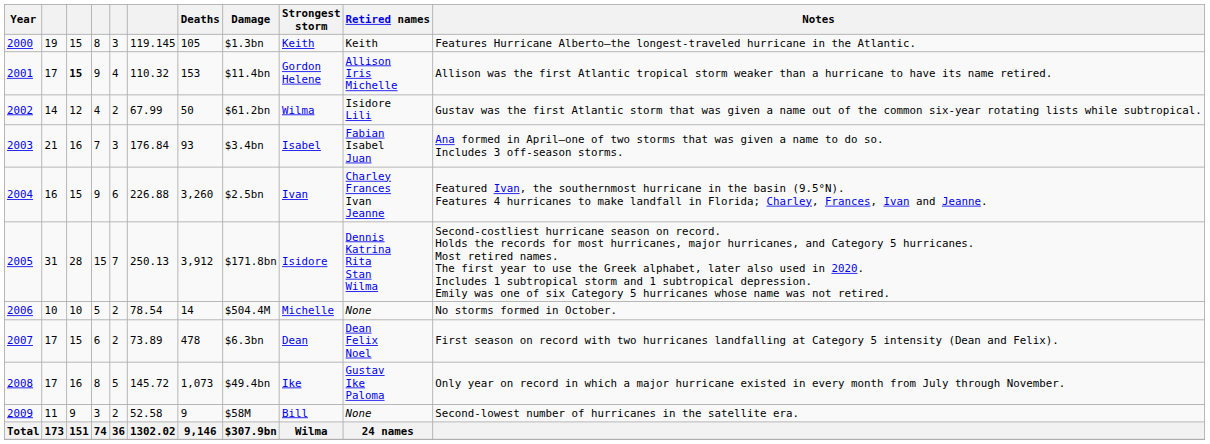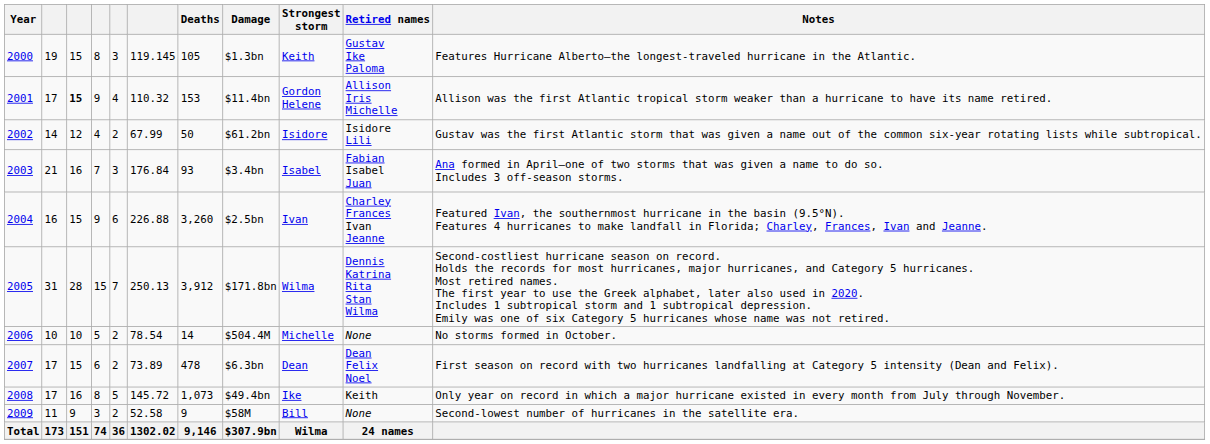(362, 43) Keith -> (365, 56) Gustav Ike Paloma
(298, 110) Wilma -> (305, 134) Isidore
(305, 262) Isidore -> (298, 287) Wilma
(365, 383) Gustav Ike Paloma -> (362, 396) Keith
